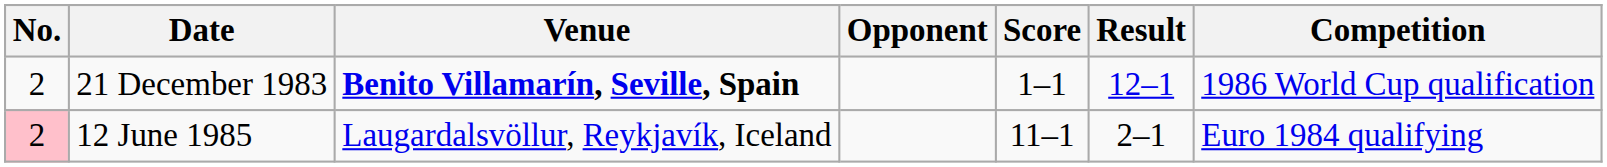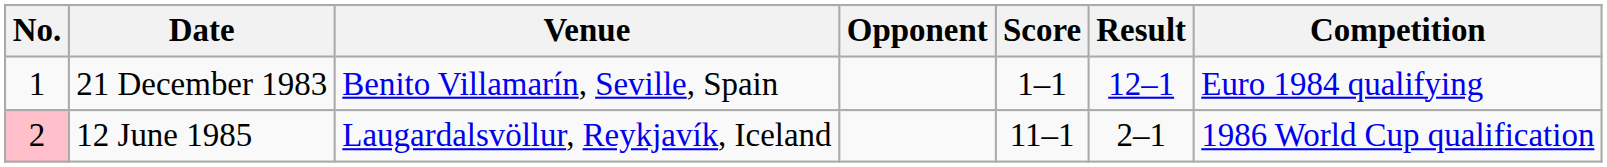(37, 82) 2 -> (37, 82) 1
(571, 82) bold -> (560, 82) normal
(1398, 82) 1986 World Cup qualification -> (1342, 82) Euro 1984 qualifying
(1342, 135) Euro 1984 qualifying -> (1398, 135) 1986 World Cup qualification
